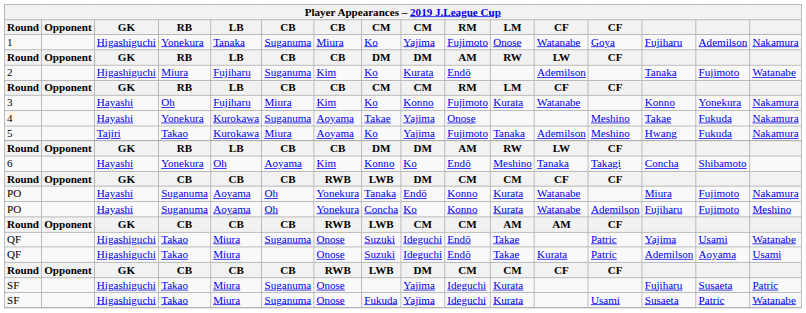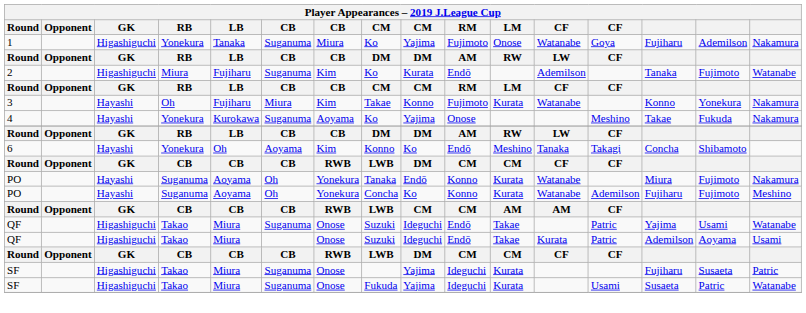(371, 103) Ko -> (377, 103) Takae
(377, 118) Takae -> (371, 118) Ko
- row: (10, 133)
